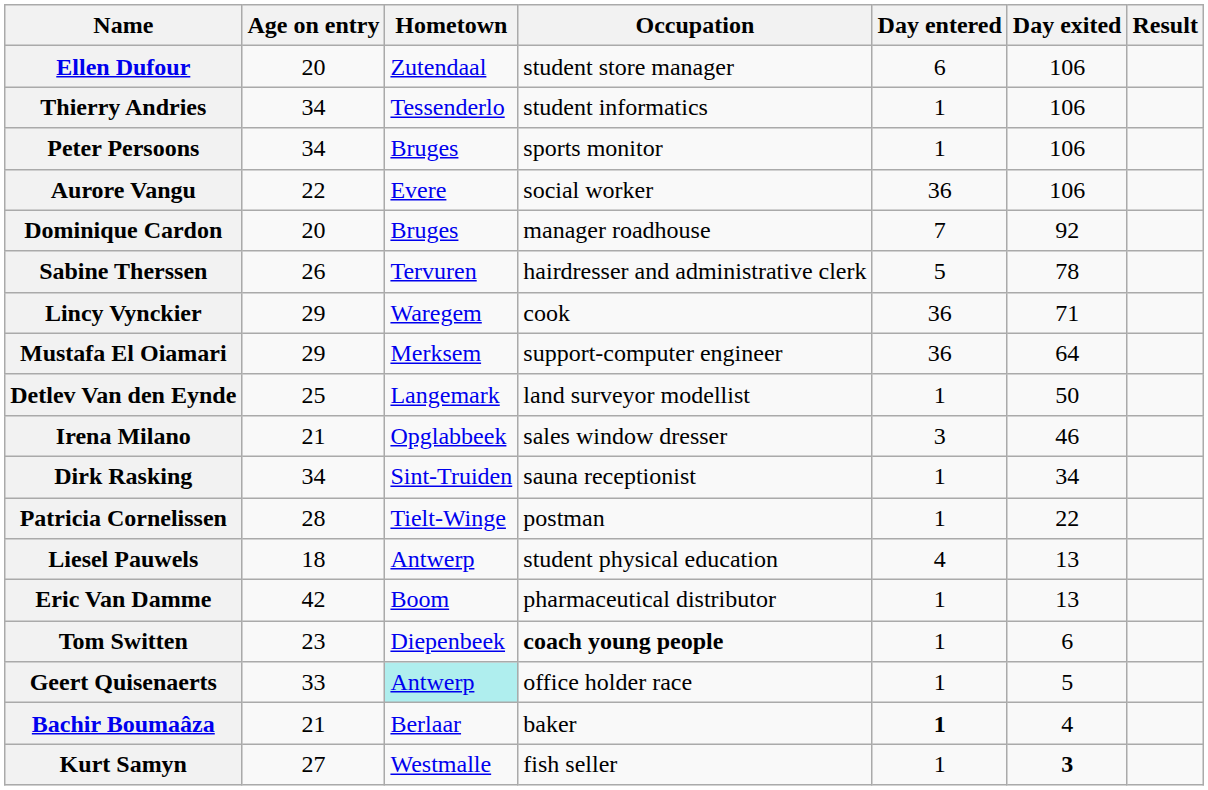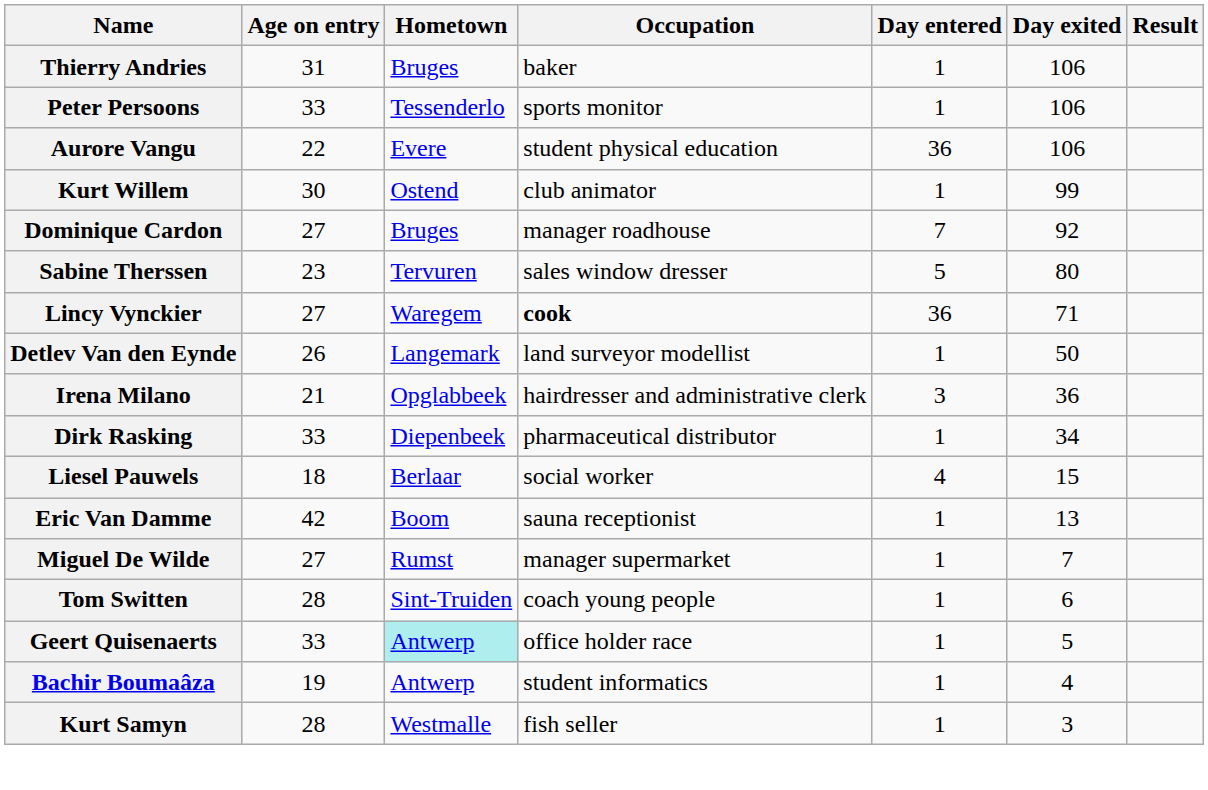- row: (123, 66)
(313, 107) 34 -> (313, 66) 31
(448, 107) Tessenderlo -> (424, 66) Bruges
(616, 107) student informatics -> (550, 66) baker
(313, 148) 34 -> (313, 107) 33
(424, 148) Bruges -> (448, 107) Tessenderlo
(588, 189) social worker -> (651, 148) student physical education
+ row: (123, 189)
(313, 230) 20 -> (313, 230) 27
(313, 271) 26 -> (313, 271) 23
(695, 271) hairdresser and administrative clerk -> (625, 271) sales window dresser
(1067, 271) 78 -> (1067, 271) 80
(313, 312) 29 -> (313, 312) 27
(547, 312) normal -> (547, 312) bold
- row: (123, 353)
(313, 394) 25 -> (313, 353) 26
(625, 435) sales window dresser -> (695, 394) hairdresser and administrative clerk
(1067, 435) 46 -> (1067, 394) 36
(313, 476) 34 -> (313, 435) 33
(451, 476) Sint-Truiden -> (448, 435) Diepenbeek
(610, 476) sauna receptionist -> (650, 435) pharmaceutical distributor
- row: (123, 517)
(432, 558) Antwerp -> (426, 476) Berlaar
(651, 558) student physical education -> (588, 476) social worker
(1067, 558) 13 -> (1067, 476) 15
(650, 599) pharmaceutical distributor -> (610, 517) sauna receptionist
+ row: (123, 558)
(313, 640) 23 -> (313, 599) 28
(448, 640) Diepenbeek -> (451, 599) Sint-Truiden
(623, 640) bold -> (619, 599) normal
(313, 723) 21 -> (313, 682) 19
(426, 723) Berlaar -> (432, 682) Antwerp
(550, 723) baker -> (616, 682) student informatics
(940, 723) bold -> (940, 682) normal
(313, 764) 27 -> (313, 723) 28
(1067, 764) bold -> (1067, 723) normal
